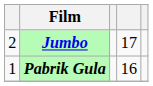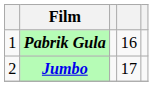rows swapped: (65, 68) <-> (65, 42)
